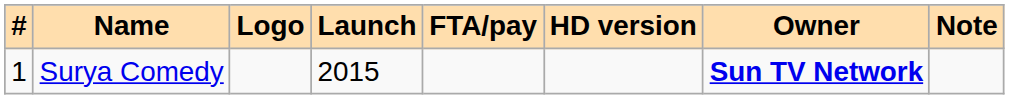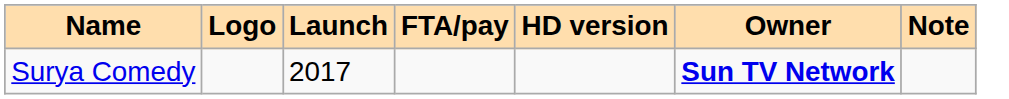- column: (19, 26)
(348, 70) 2015 -> (320, 70) 2017
